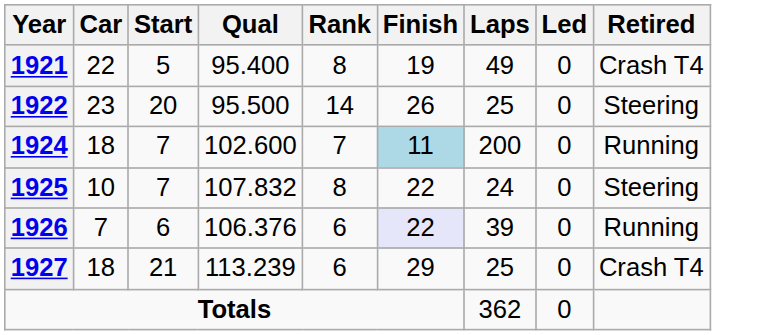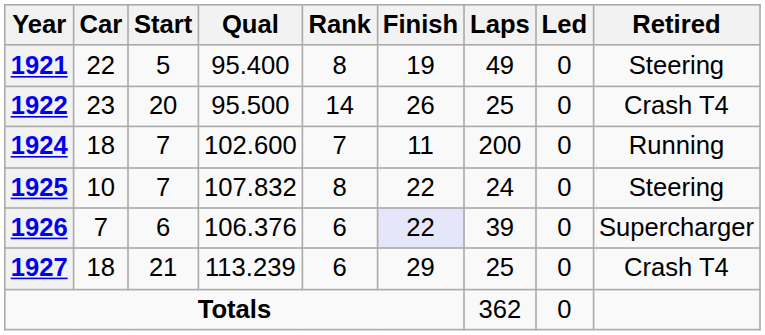(651, 65) Crash T4 -> (676, 65) Steering
(651, 106) Steering -> (676, 106) Crash T4
(421, 146) lightblue background -> (421, 146) no background
(651, 227) Running -> (676, 227) Supercharger
